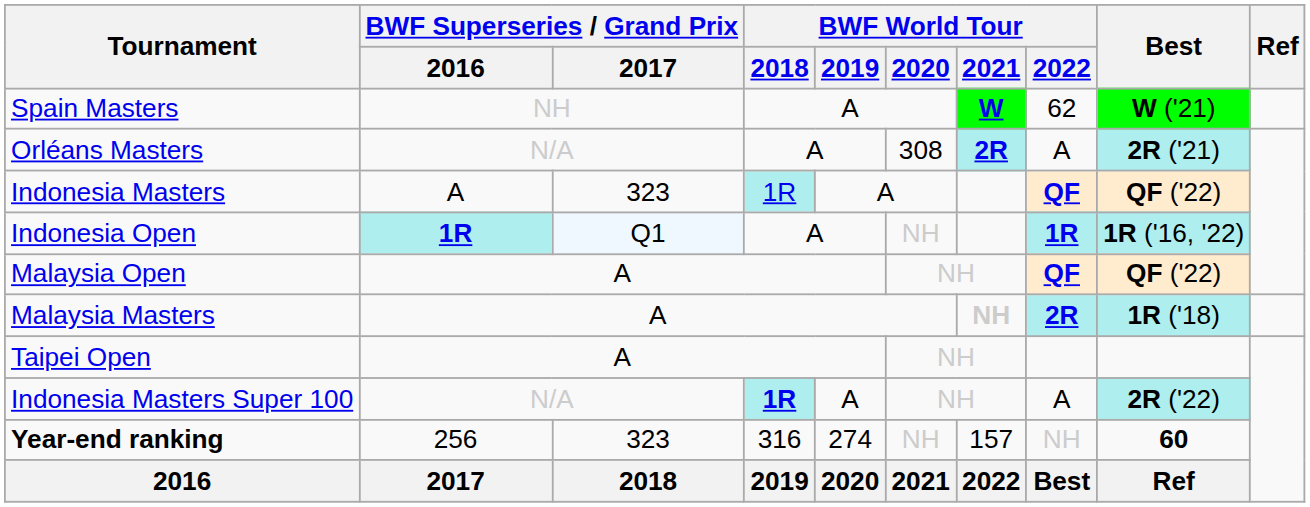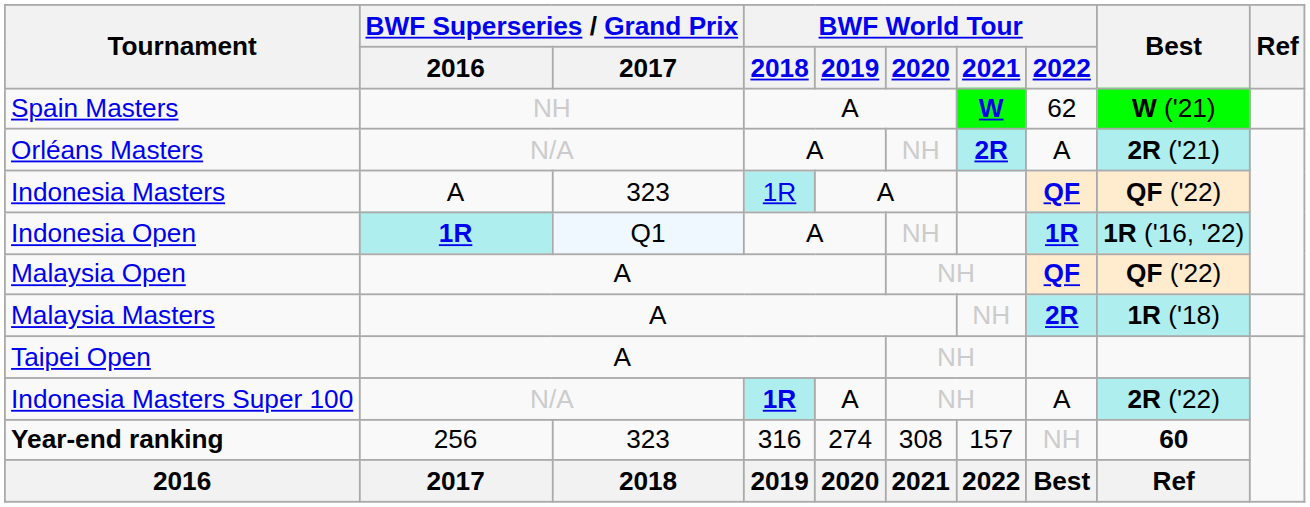(921, 150) 308 -> (921, 150) NH
(991, 316) bold -> (991, 316) normal
(921, 440) NH -> (921, 440) 308
